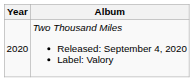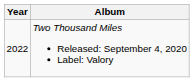(17, 48) 2020 -> (17, 48) 2022
